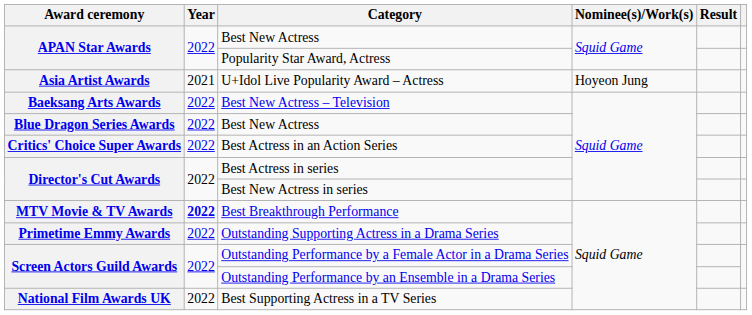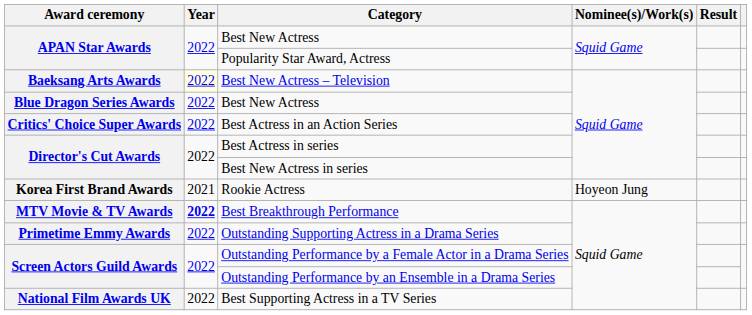- row: (94, 80)
(201, 102) no background -> (201, 80) lightyellow background
+ row: (94, 189)
